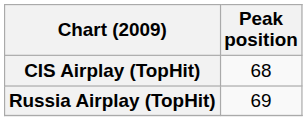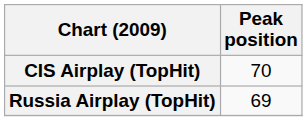(261, 70) 68 -> (261, 70) 70
